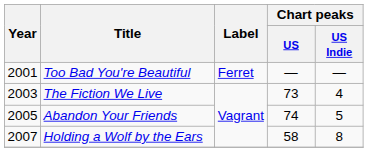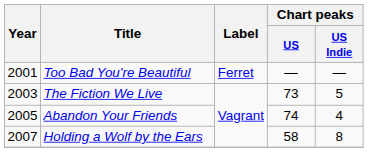(339, 94) 4 -> (339, 94) 5
(339, 115) 5 -> (339, 115) 4
